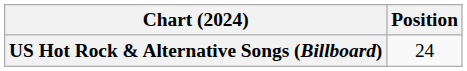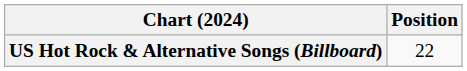(425, 50) 24 -> (425, 50) 22
